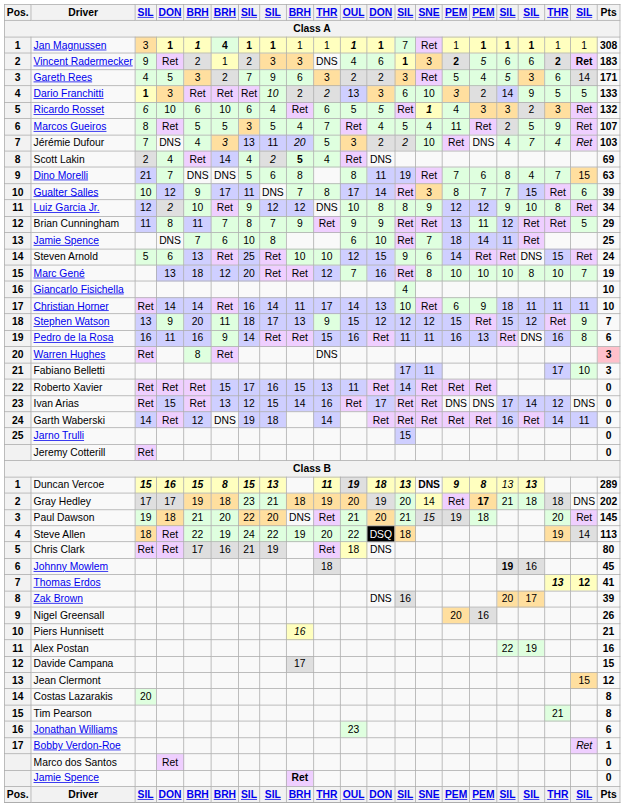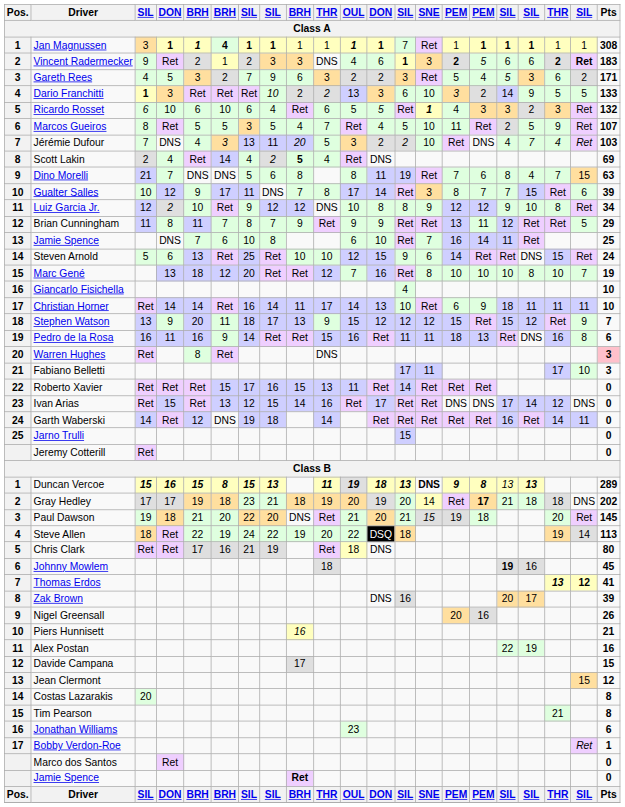(584, 77) 14 -> (584, 77) 2
(429, 126) 4 -> (429, 126) 10
(456, 240) 18 -> (456, 240) 16
(456, 338) 16 -> (456, 338) 18
